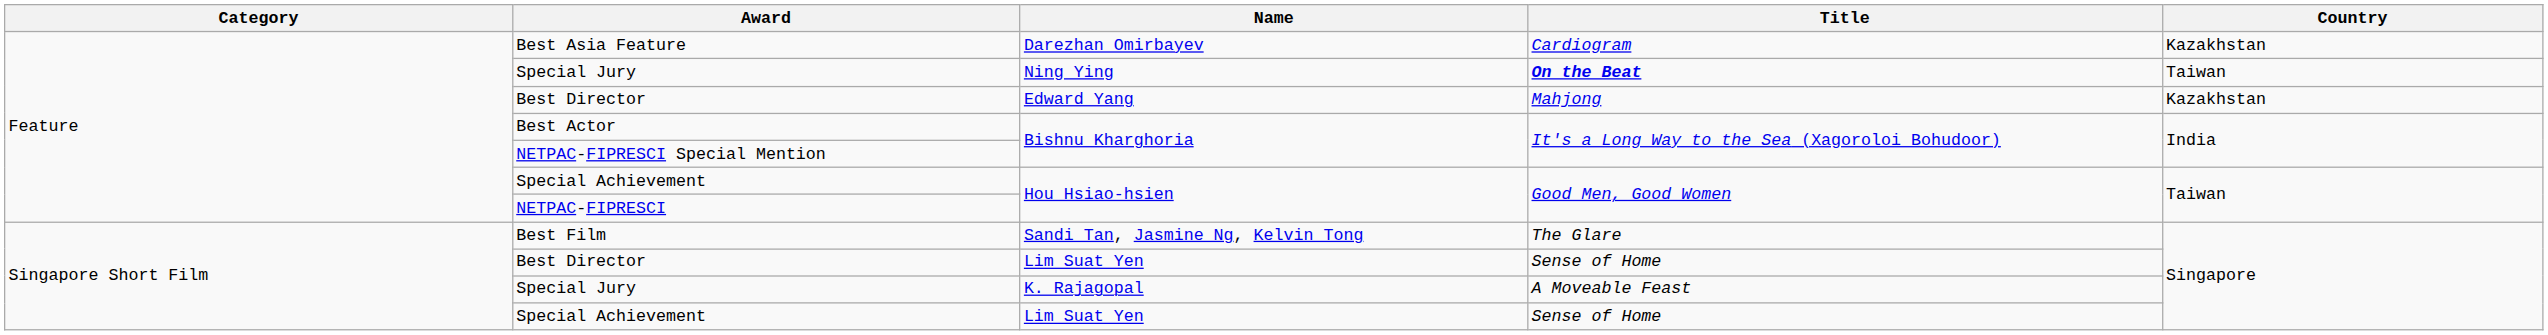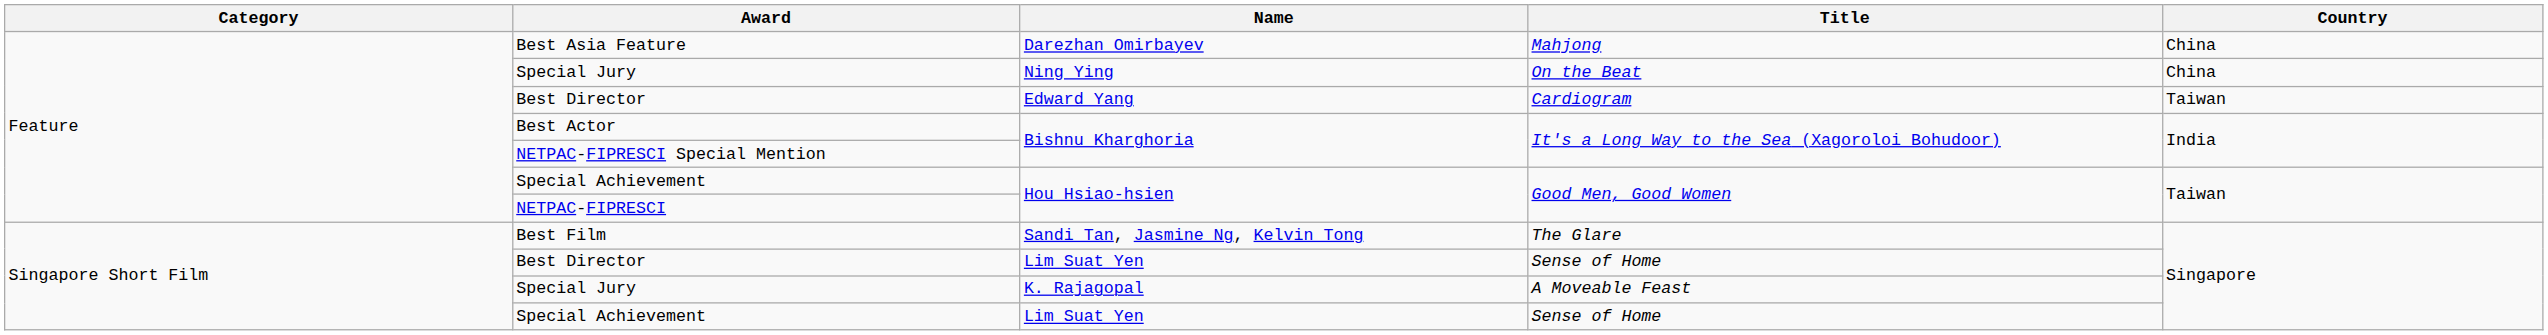(1581, 45) Cardiogram -> (1566, 45) Mahjong
(2216, 45) Kazakhstan -> (2191, 45) China
(1586, 72) bold -> (1586, 72) normal
(2196, 72) Taiwan -> (2191, 72) China
(1566, 100) Mahjong -> (1581, 100) Cardiogram
(2216, 100) Kazakhstan -> (2196, 100) Taiwan
